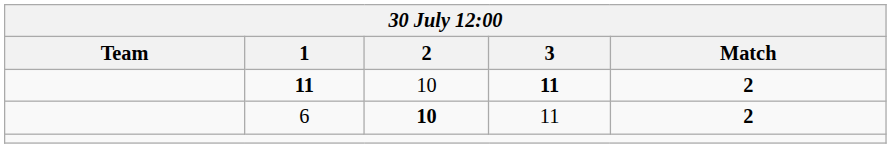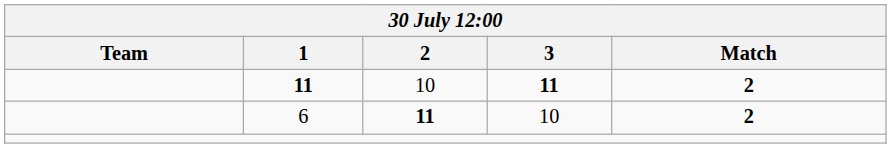(427, 117) 10 -> (425, 117) 11
(550, 117) 11 -> (549, 117) 10
